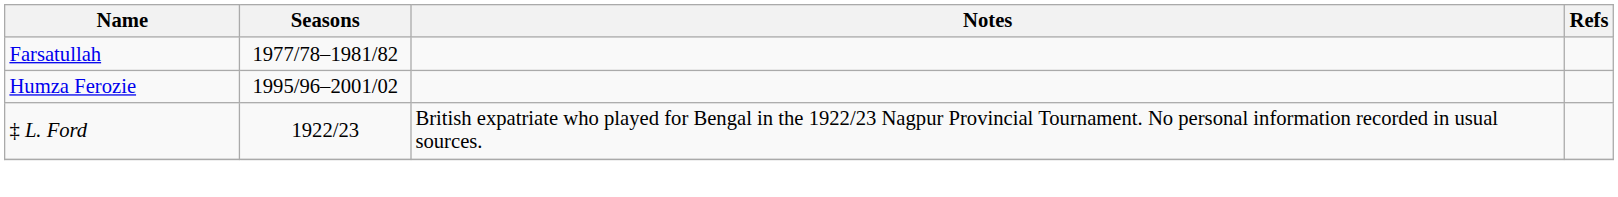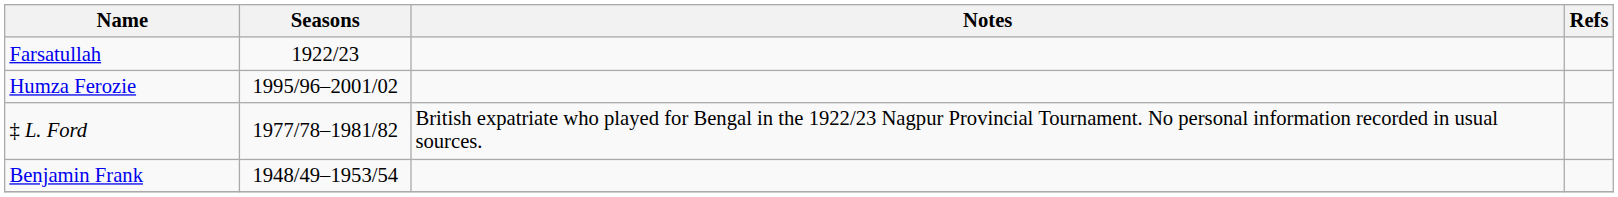(325, 53) 1977/78–1981/82 -> (325, 53) 1922/23
(325, 130) 1922/23 -> (325, 130) 1977/78–1981/82
+ row: (76, 175)
